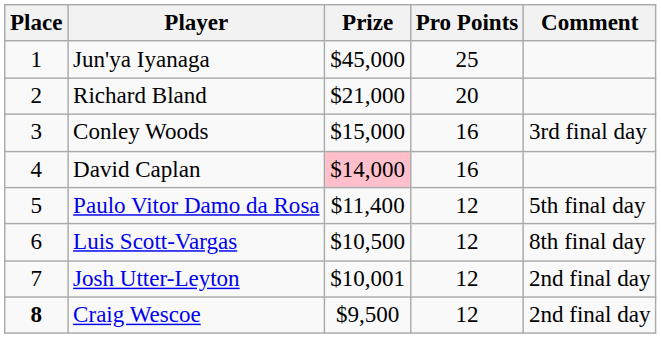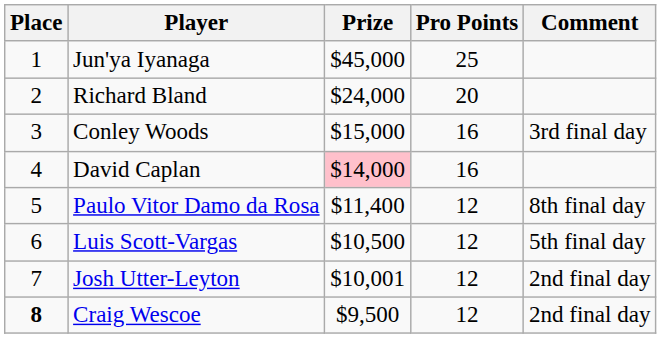(368, 95) $21,000 -> (368, 95) $24,000
(587, 205) 5th final day -> (587, 205) 8th final day
(587, 242) 8th final day -> (587, 242) 5th final day
